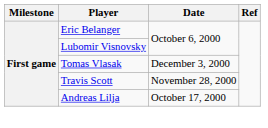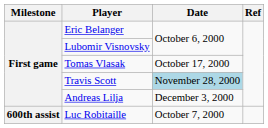(190, 64) December 3, 2000 -> (192, 64) October 17, 2000
(194, 81) no background -> (197, 81) lightblue background
(188, 98) October 17, 2000 -> (194, 98) December 3, 2000
+ row: (95, 115)
